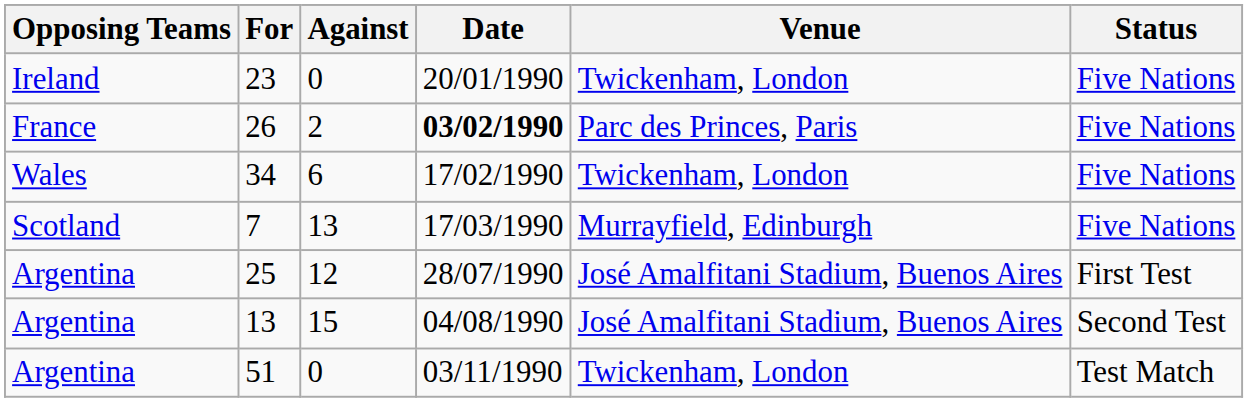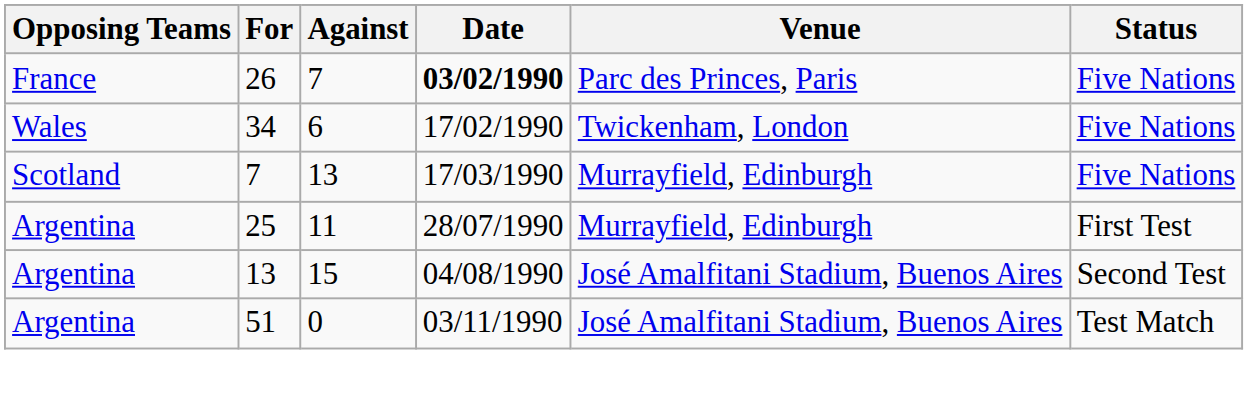- row: (261, 77)
(315, 126) 2 -> (315, 77) 7
(323, 273) 12 -> (322, 224) 11
(820, 273) José Amalfitani Stadium, Buenos Aires -> (725, 224) Murrayfield, Edinburgh
(713, 371) Twickenham, London -> (820, 322) José Amalfitani Stadium, Buenos Aires
